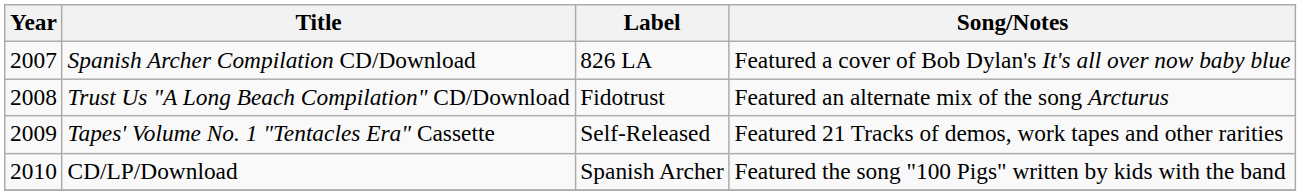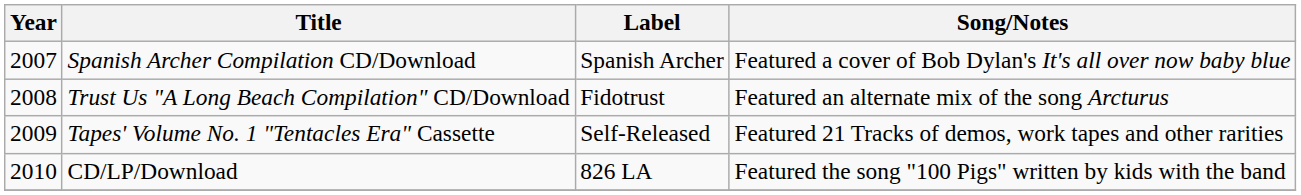(616, 60) 826 LA -> (652, 60) Spanish Archer
(652, 171) Spanish Archer -> (616, 171) 826 LA
